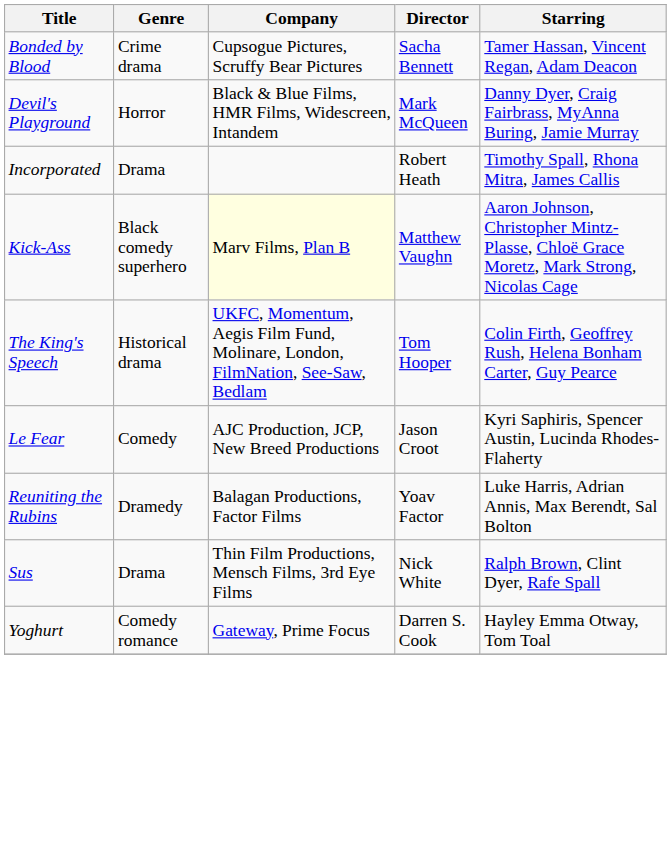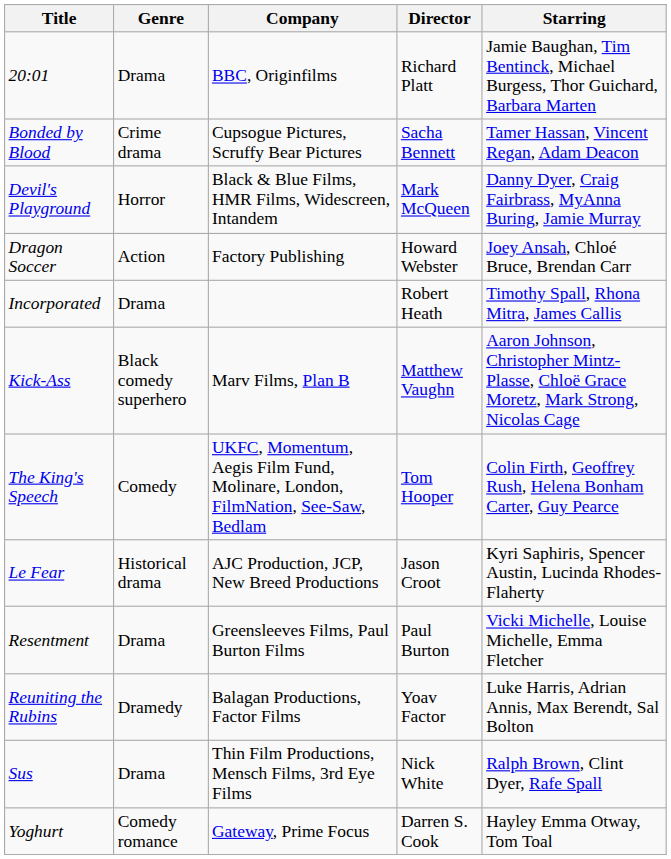+ row: (29, 75)
+ row: (36, 256)
(281, 246) lightyellow background -> (281, 380) no background
(152, 352) Historical drama -> (147, 486) Comedy
(147, 439) Comedy -> (152, 573) Historical drama
+ row: (49, 640)
